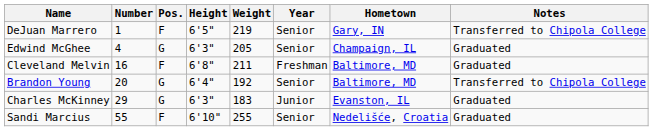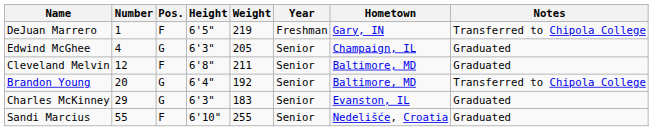(295, 30) Senior -> (302, 30) Freshman
(121, 65) 16 -> (121, 65) 12
(302, 65) Freshman -> (295, 65) Senior
(295, 100) Junior -> (295, 100) Senior
